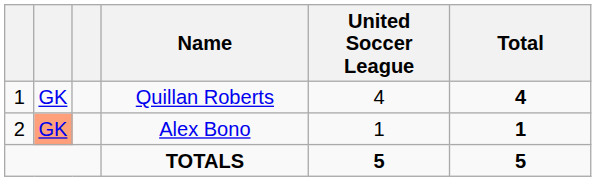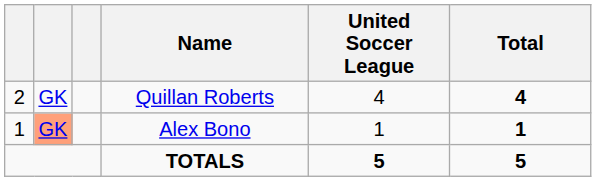(19, 97) 1 -> (19, 97) 2
(19, 129) 2 -> (19, 129) 1
